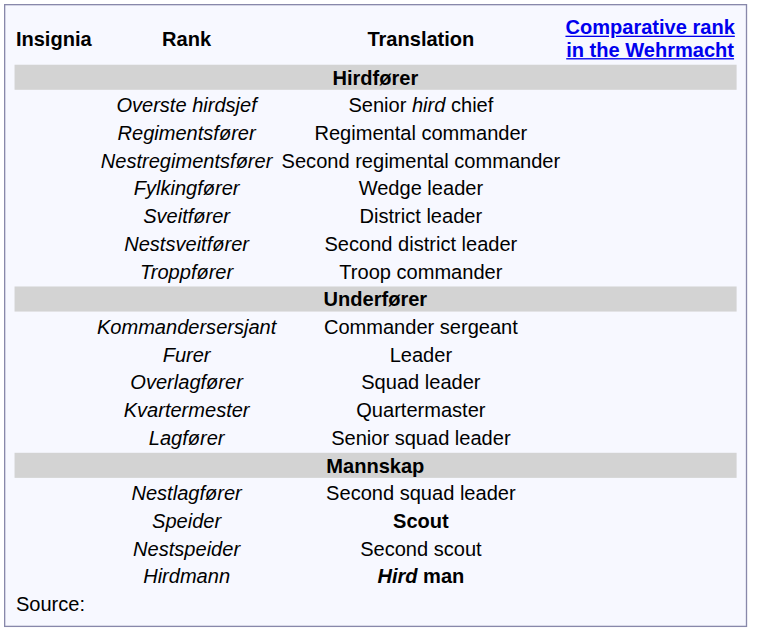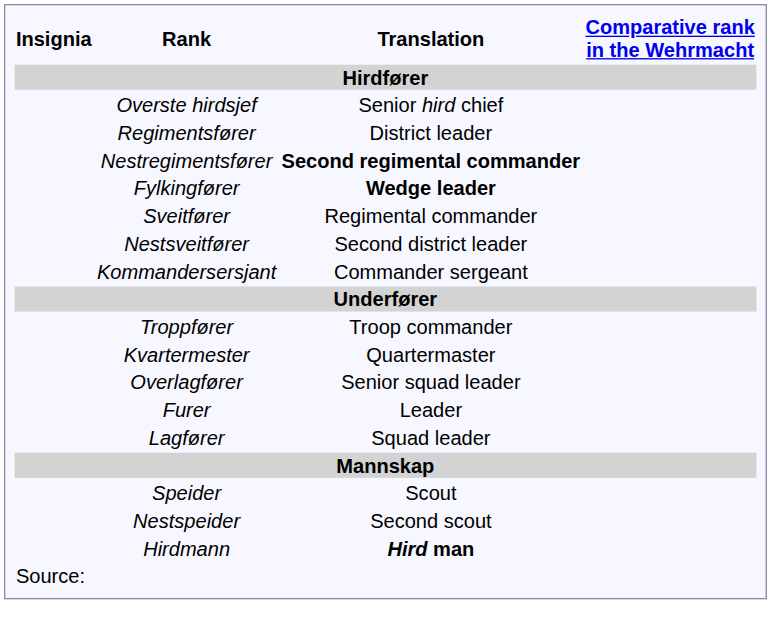(421, 133) Regimental commander -> (431, 133) District leader
(421, 160) normal -> (431, 160) bold
(421, 188) normal -> (431, 188) bold
(421, 216) District leader -> (431, 216) Regimental commander
rows swapped: (187, 271) <-> (187, 327)
rows swapped: (187, 410) <-> (187, 354)
(421, 382) Squad leader -> (431, 382) Senior squad leader
(421, 438) Senior squad leader -> (431, 438) Squad leader
- row: (187, 493)
(421, 521) bold -> (431, 493) normal
